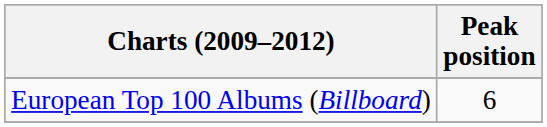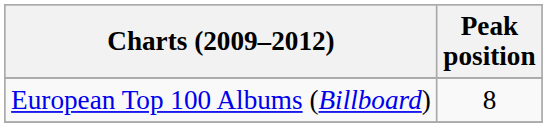(489, 99) 6 -> (489, 99) 8
